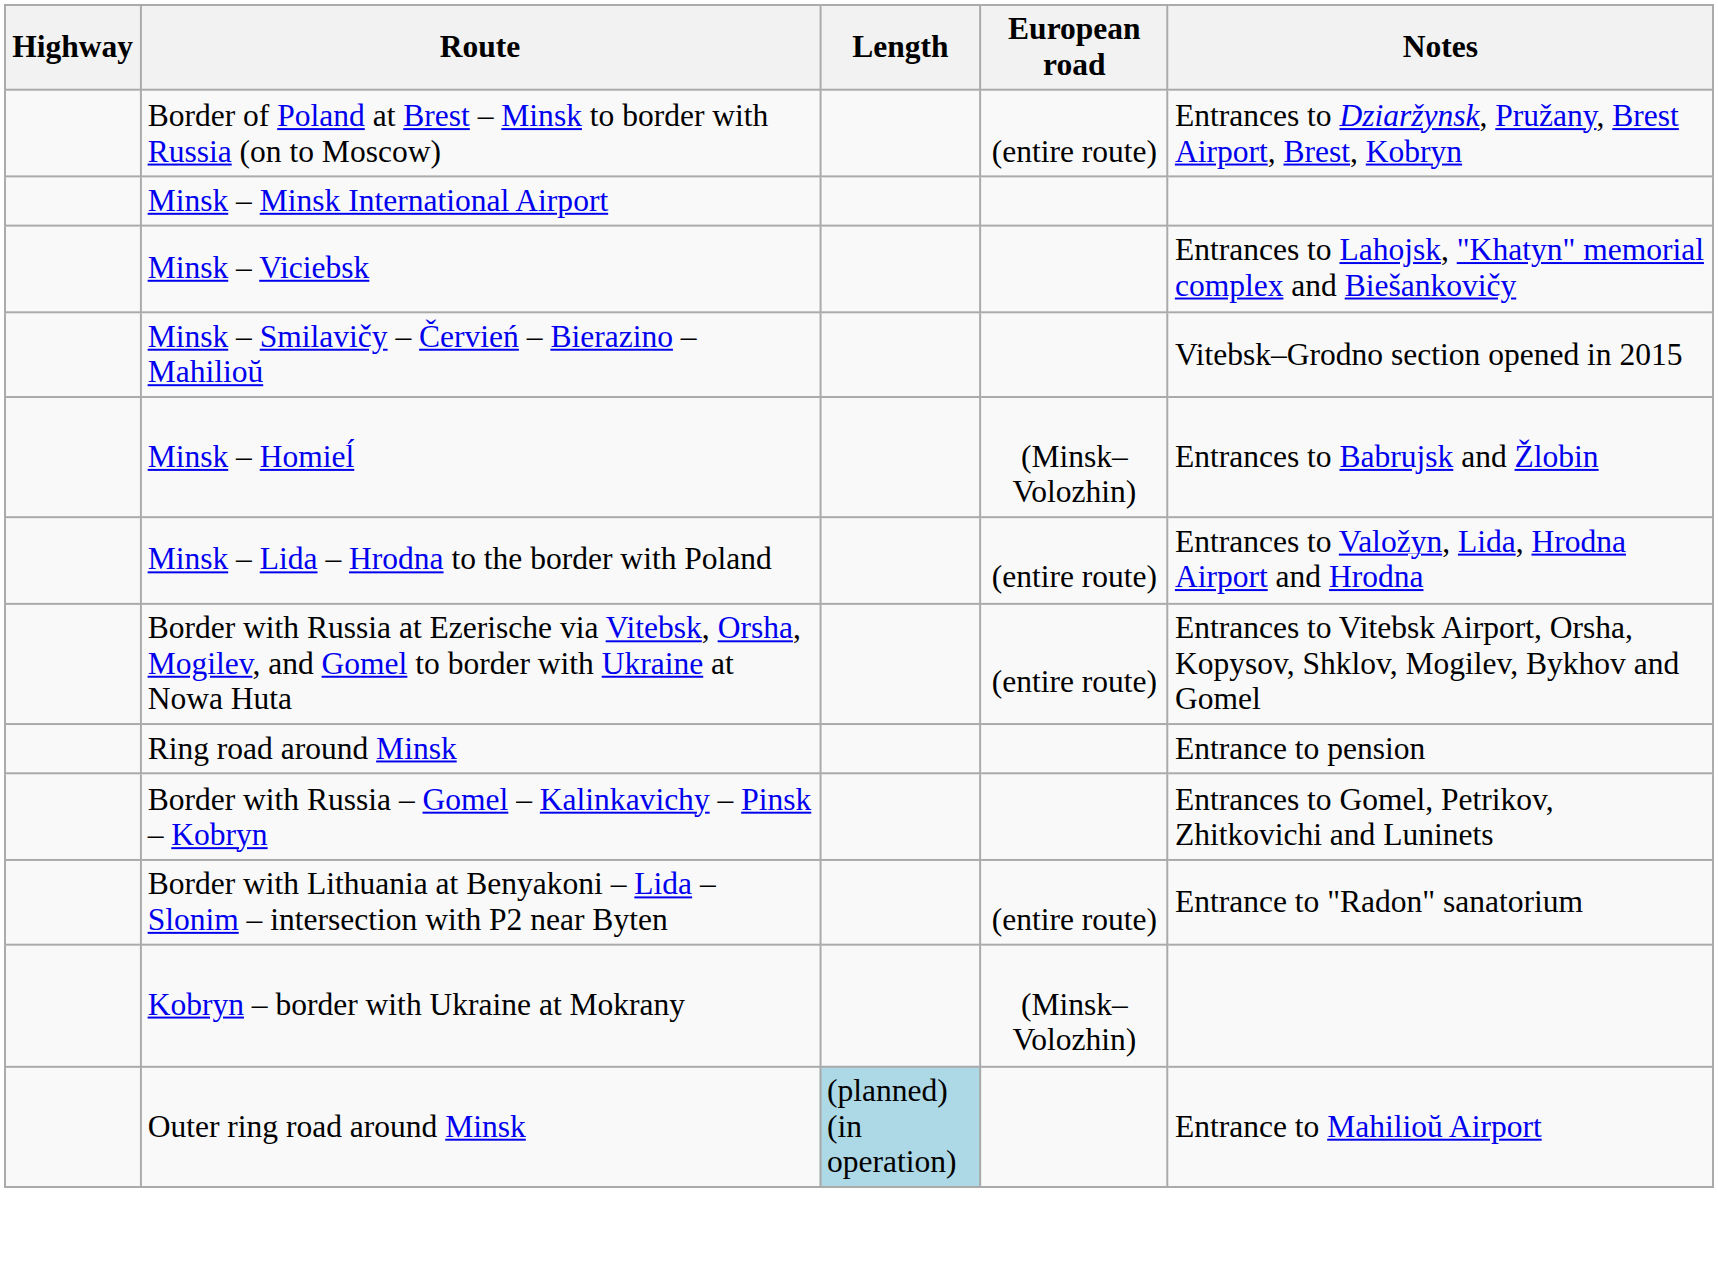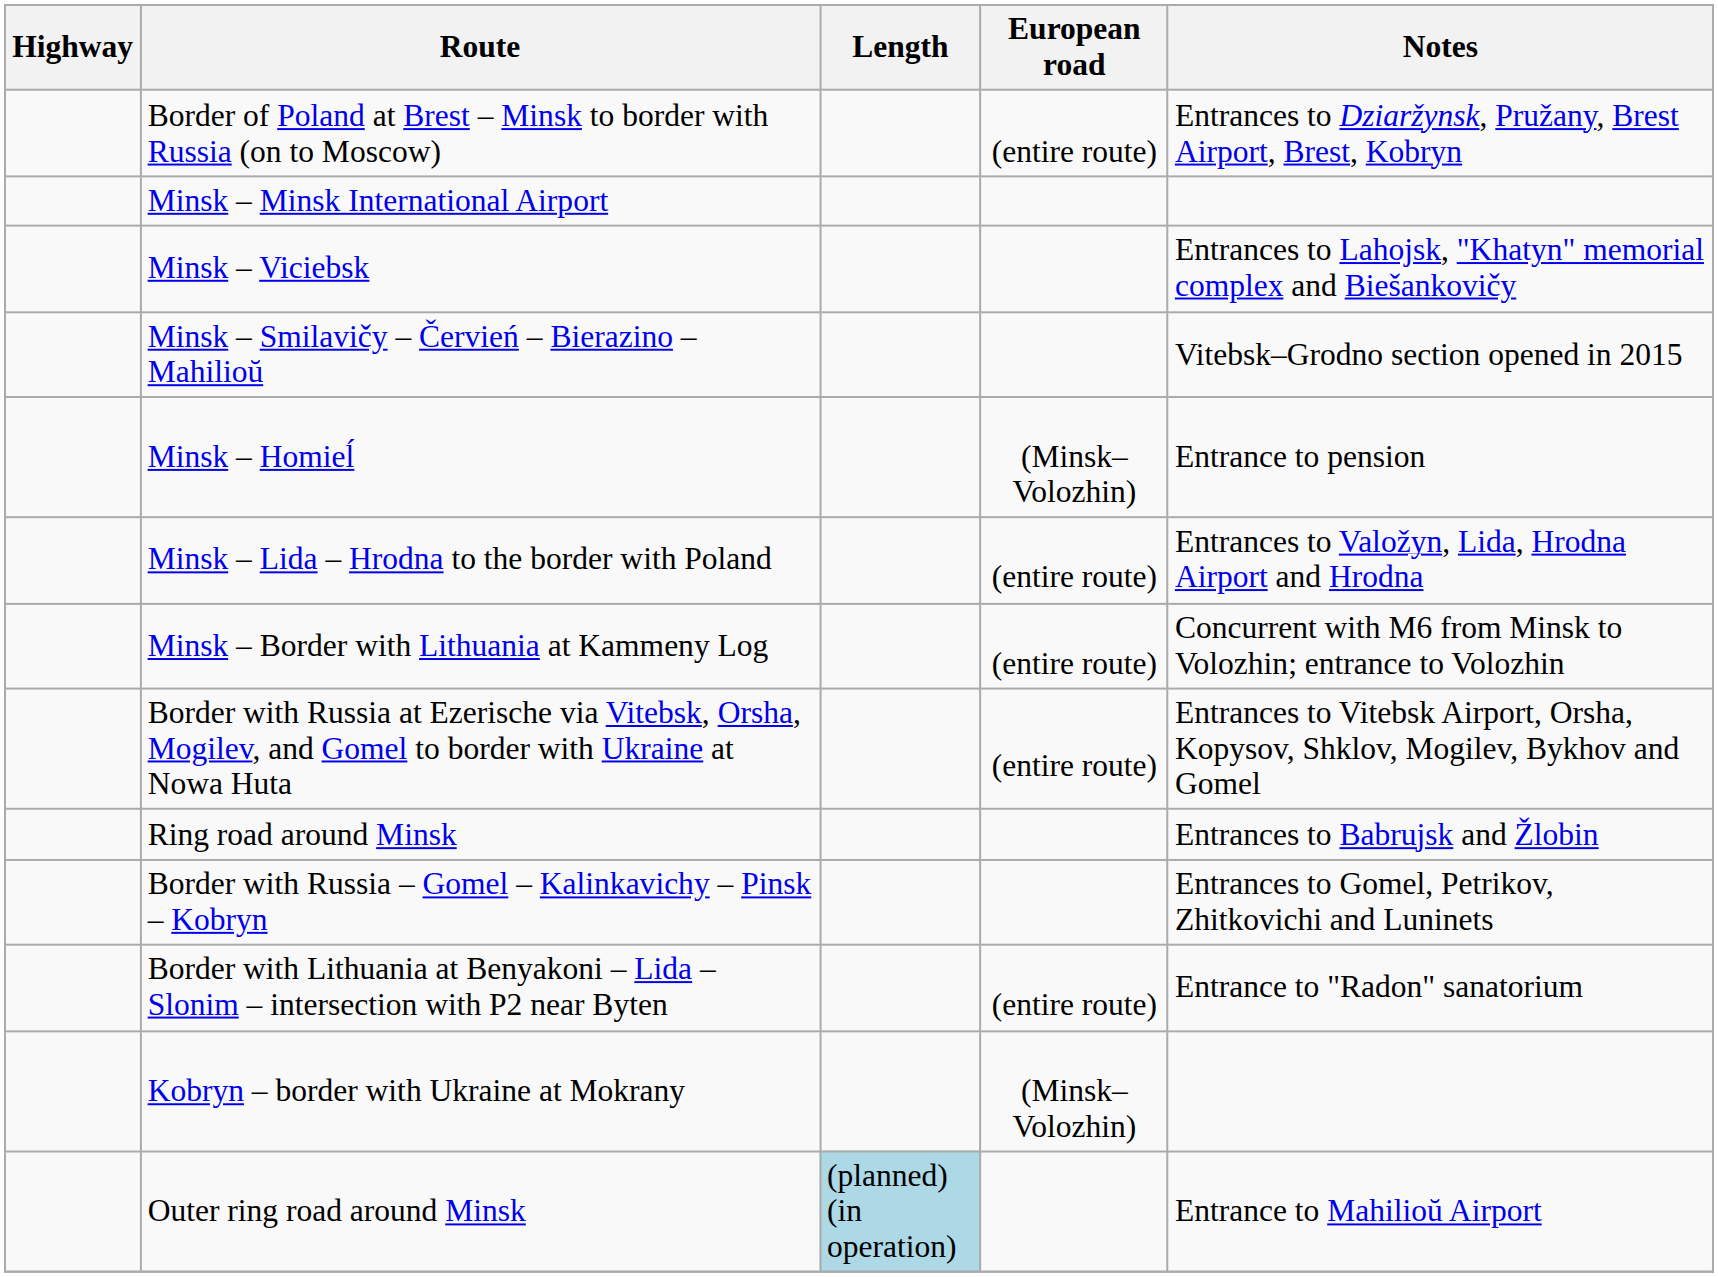(1387, 456) Entrances to Babrujsk and Žlobin -> (1300, 456) Entrance to pension
+ row: (458, 645)
(1300, 748) Entrance to pension -> (1387, 833) Entrances to Babrujsk and Žlobin
